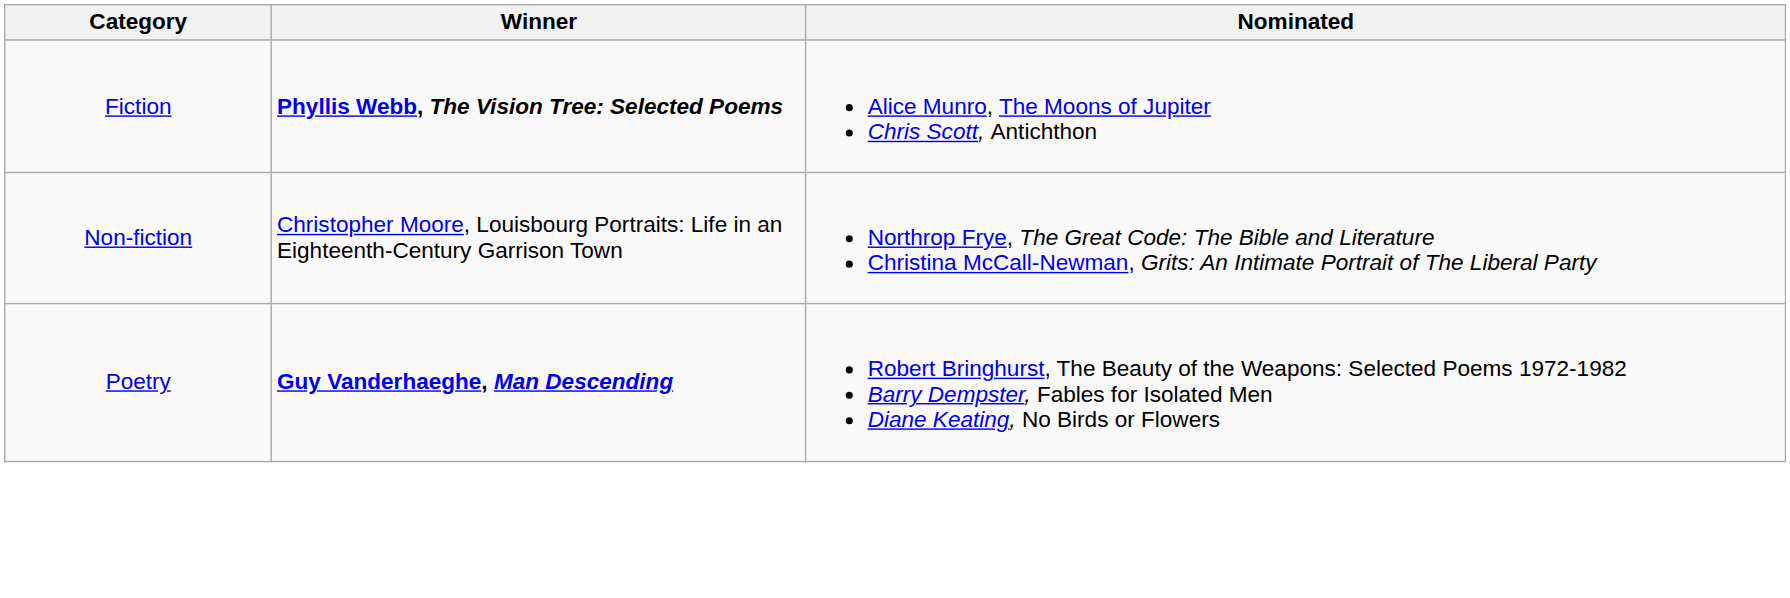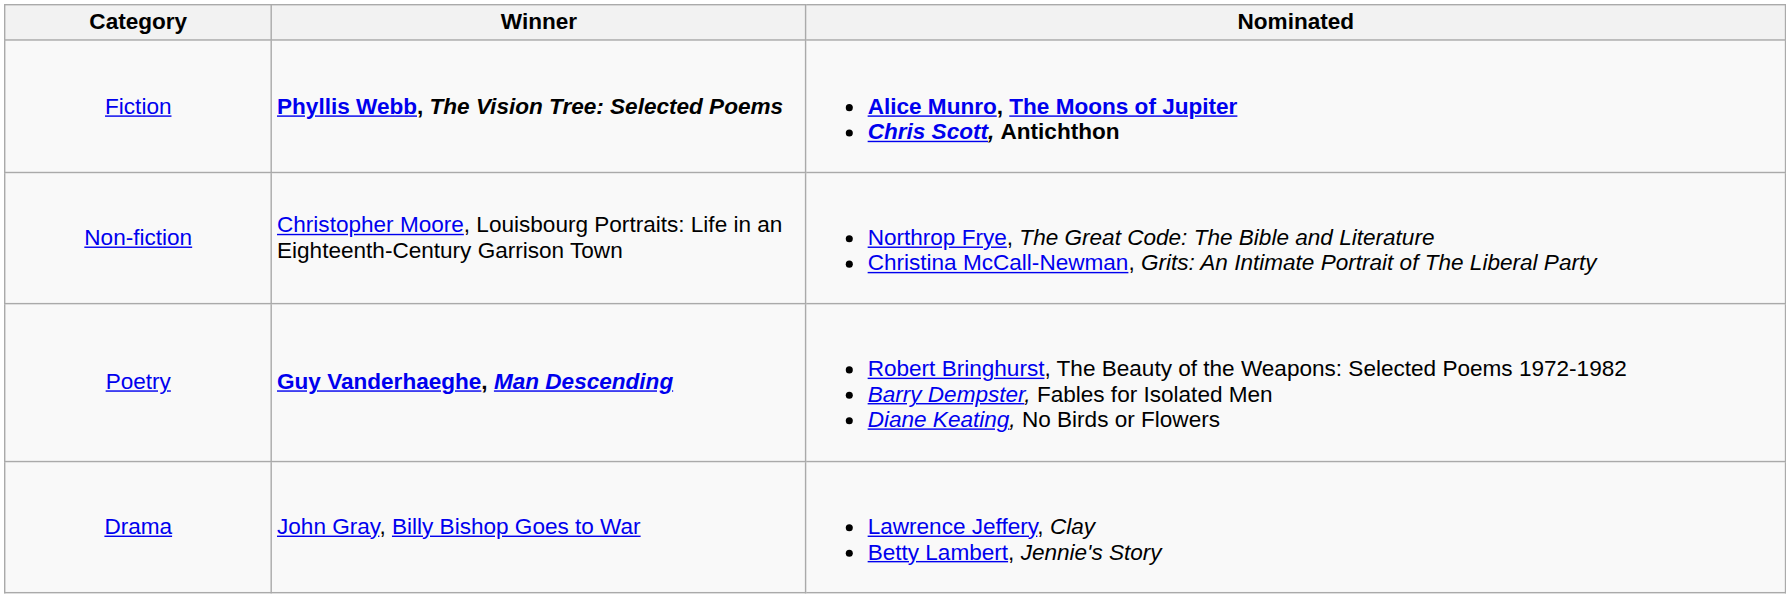(1296, 119) normal -> (1296, 119) bold
+ row: (138, 526)
